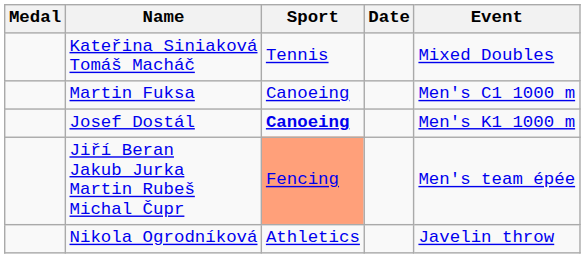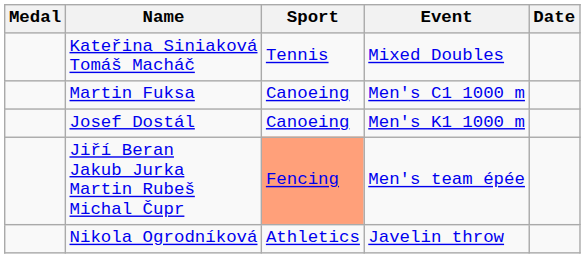columns swapped: (497, 19) <-> (389, 19)
(308, 123) bold -> (308, 123) normal
